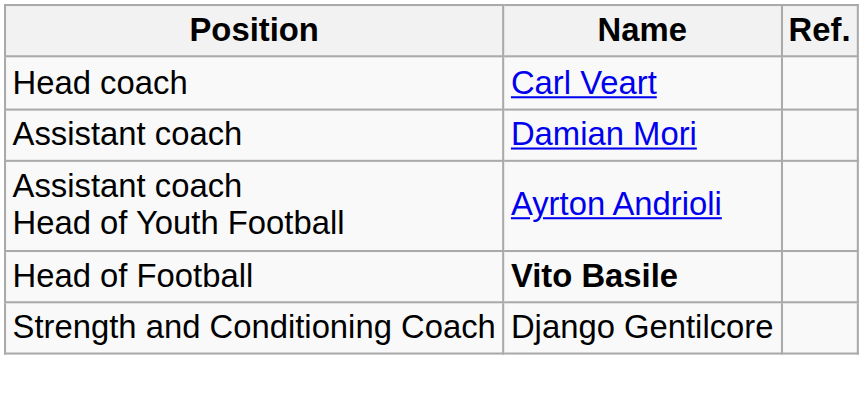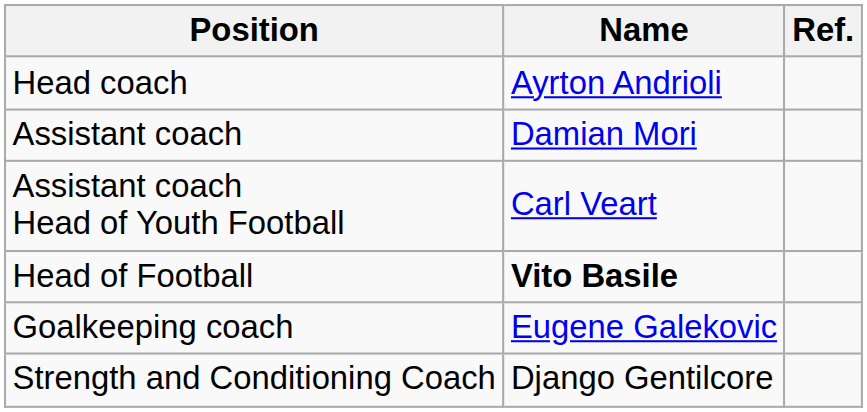(584, 82) Carl Veart -> (616, 82) Ayrton Andrioli
(616, 205) Ayrton Andrioli -> (584, 205) Carl Veart
+ row: (153, 327)
